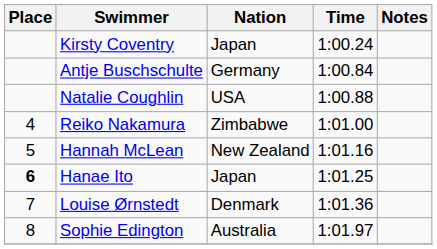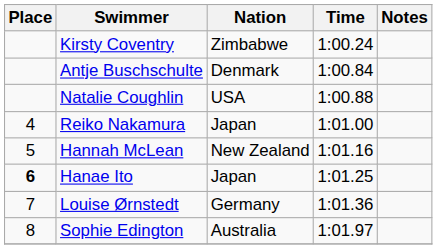(234, 44) Japan -> (249, 44) Zimbabwe
(245, 71) Germany -> (245, 71) Denmark
(249, 124) Zimbabwe -> (234, 124) Japan
(245, 204) Denmark -> (245, 204) Germany
